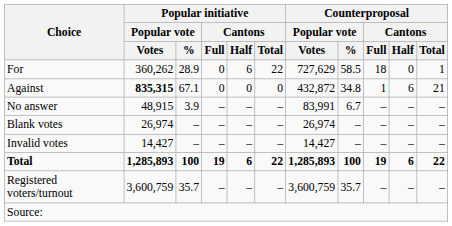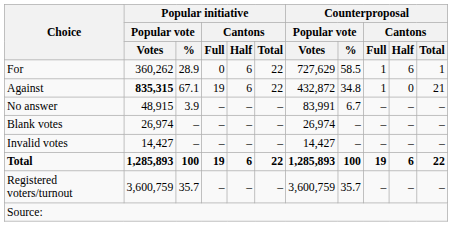(381, 69) 18 -> (383, 69) 1
(411, 69) 0 -> (411, 69) 6
(222, 87) 0 -> (219, 87) 19
(249, 87) 0 -> (249, 87) 6
(280, 87) 0 -> (277, 87) 22
(411, 87) 6 -> (411, 87) 0
